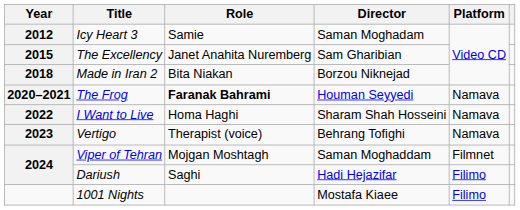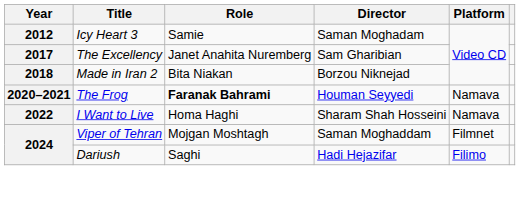(39, 54) 2015 -> (39, 54) 2017
- row: (96, 134)
- row: (110, 194)
